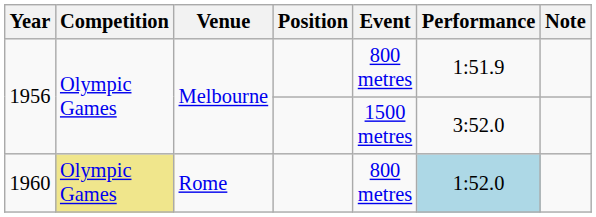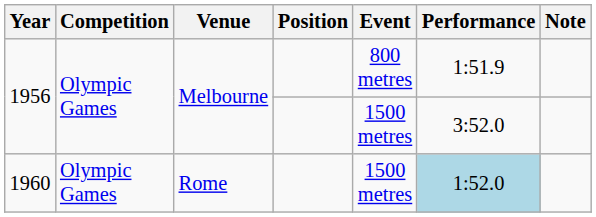(96, 183) khaki background -> (96, 183) no background
(385, 183) 800 metres -> (385, 183) 1500 metres
